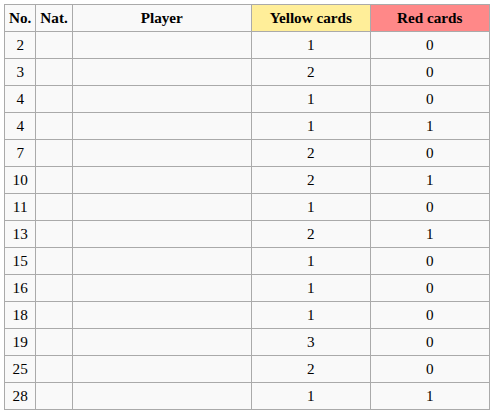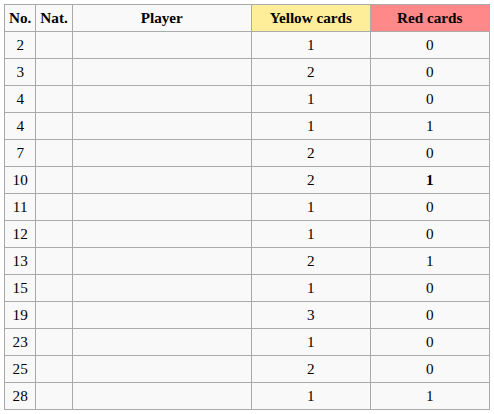(430, 180) normal -> (430, 180) bold
+ row: (20, 234)
- row: (20, 288)
- row: (20, 315)
+ row: (20, 342)
